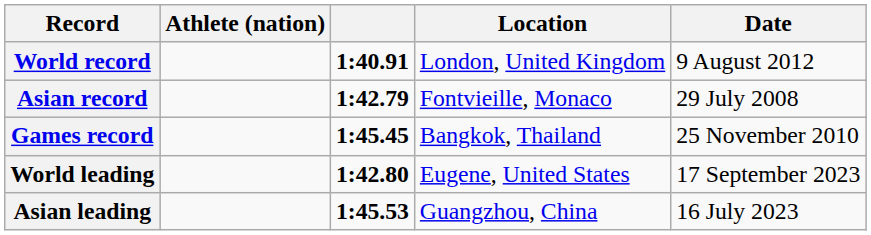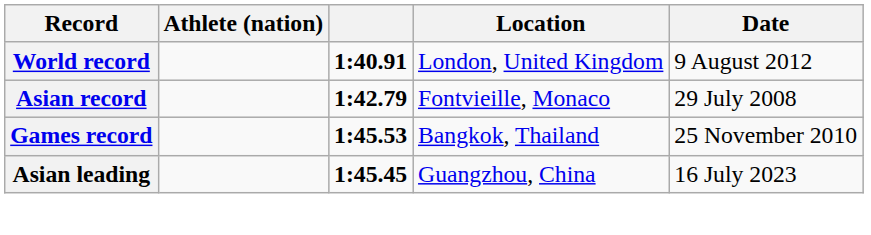(372, 135) 1:45.45 -> (371, 135) 1:45.53
- row: (82, 173)
(372, 211) 1:45.53 -> (371, 173) 1:45.45
